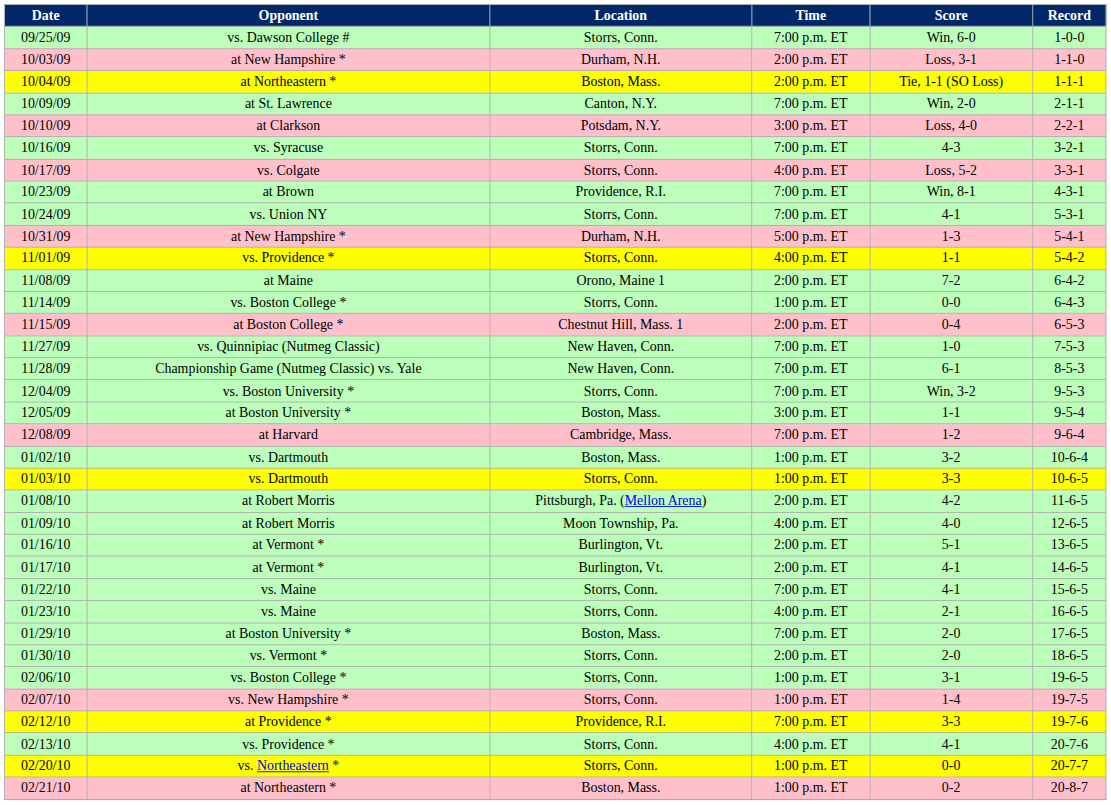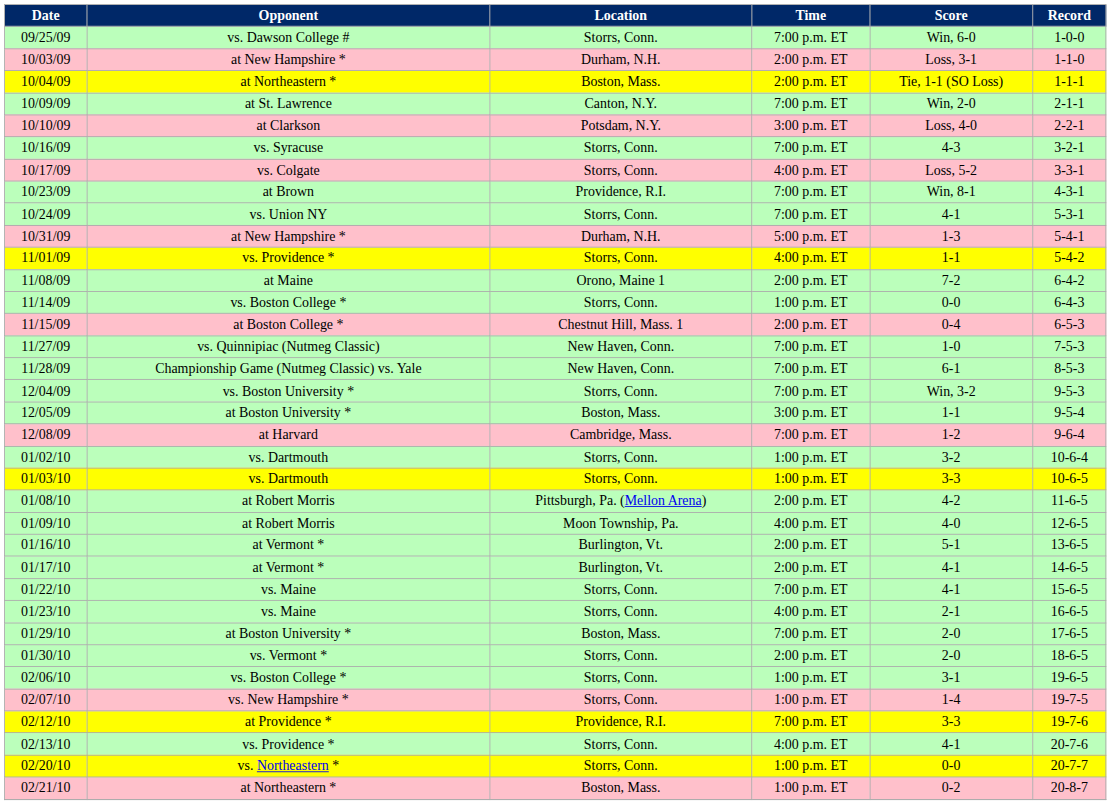(621, 457) Boston, Mass. -> (621, 457) Storrs, Conn.
